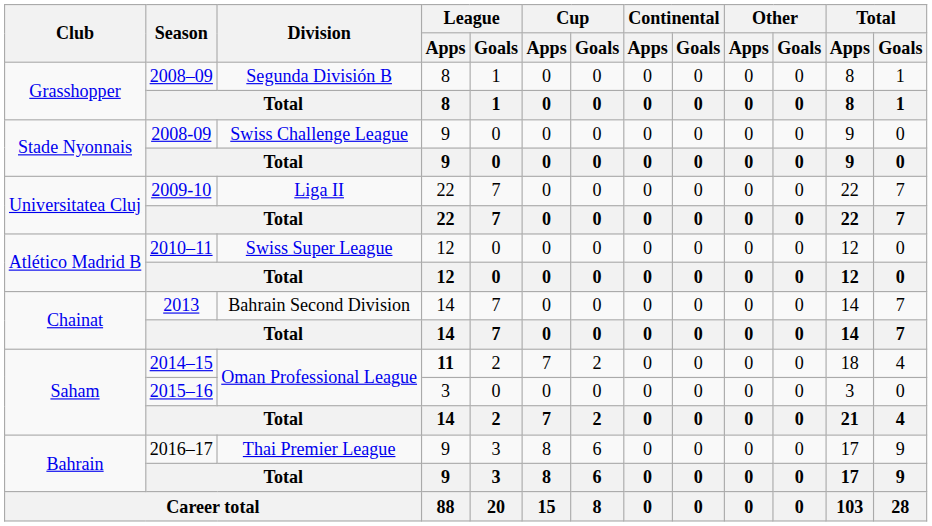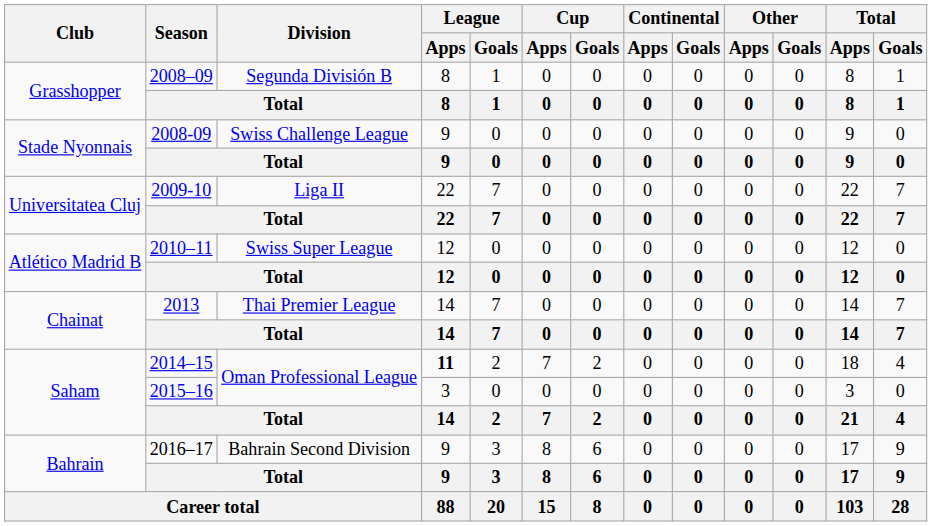(319, 305) Bahrain Second Division -> (319, 305) Thai Premier League
(319, 448) Thai Premier League -> (319, 448) Bahrain Second Division
